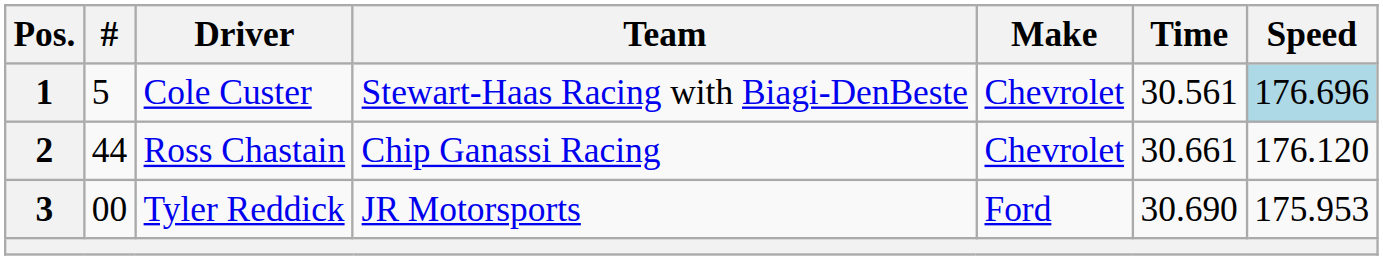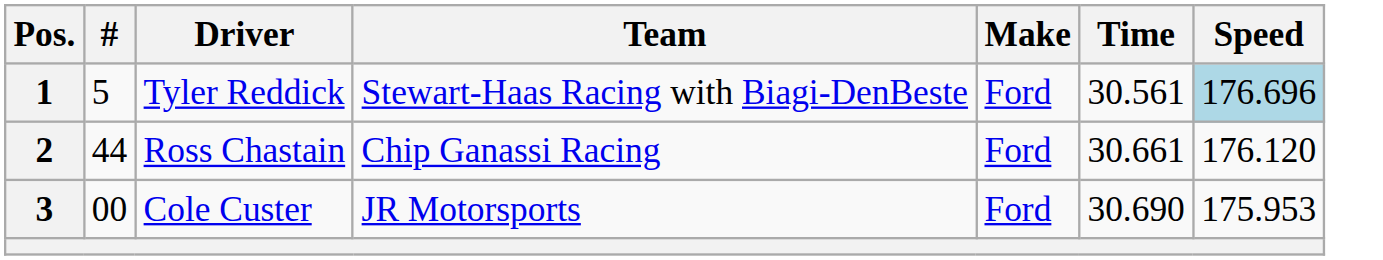(228, 92) Cole Custer -> (244, 92) Tyler Reddick
(1054, 92) Chevrolet -> (1018, 92) Ford
(1054, 150) Chevrolet -> (1018, 150) Ford
(244, 209) Tyler Reddick -> (228, 209) Cole Custer
